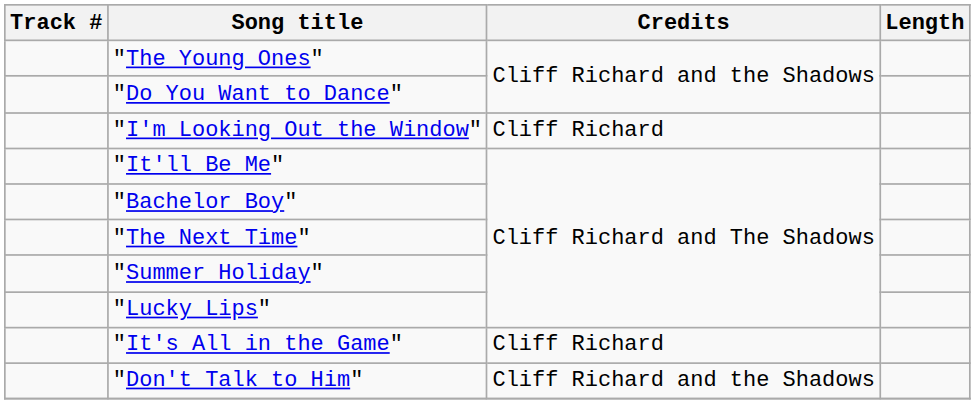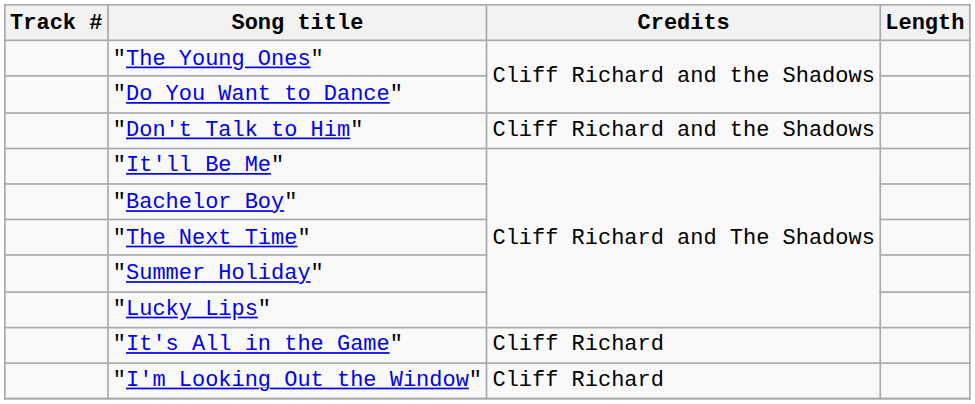rows swapped: (297, 130) <-> (238, 381)
